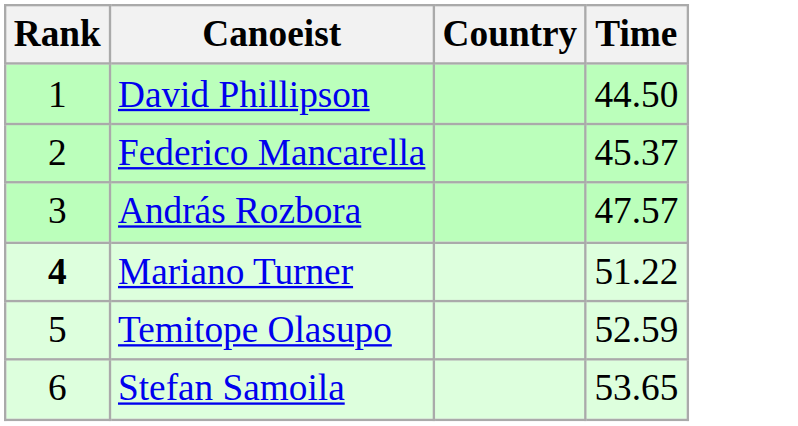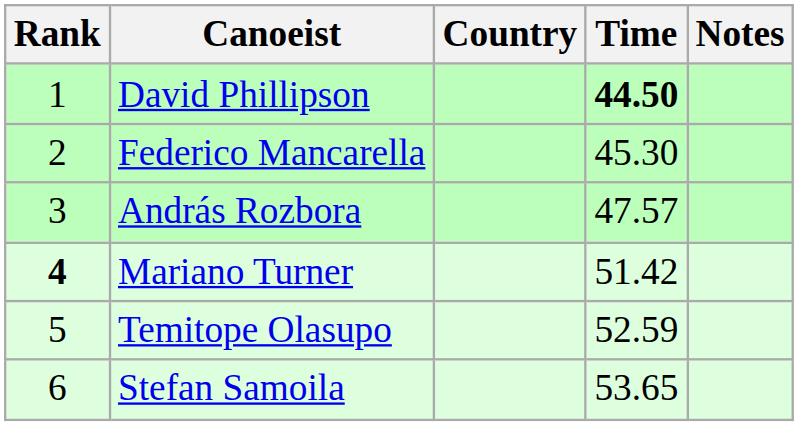+ column: (740, 34)
(636, 93) normal -> (636, 93) bold
(636, 152) 45.37 -> (636, 152) 45.30
(636, 270) 51.22 -> (636, 270) 51.42
